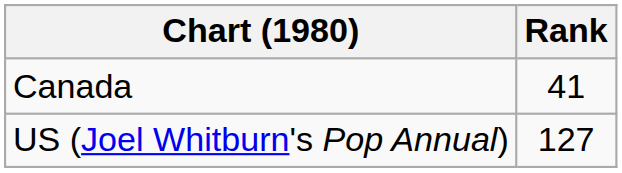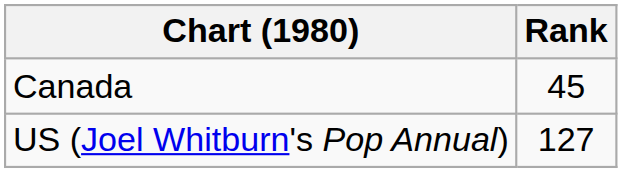(566, 85) 41 -> (566, 85) 45
